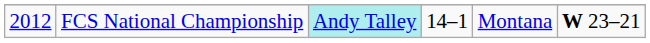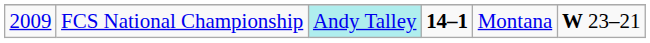(30, 21) 2012 -> (30, 21) 2009
(447, 21) normal -> (447, 21) bold
